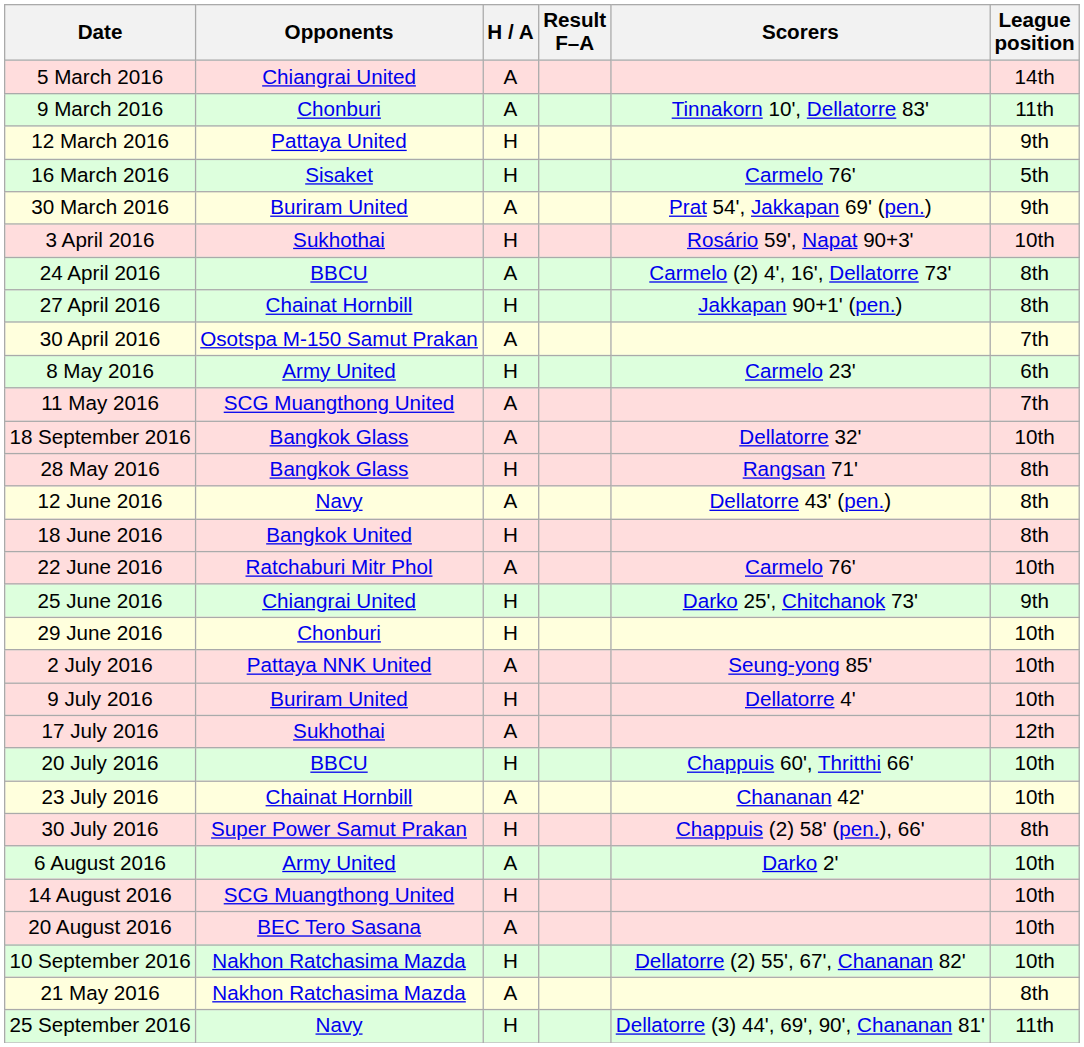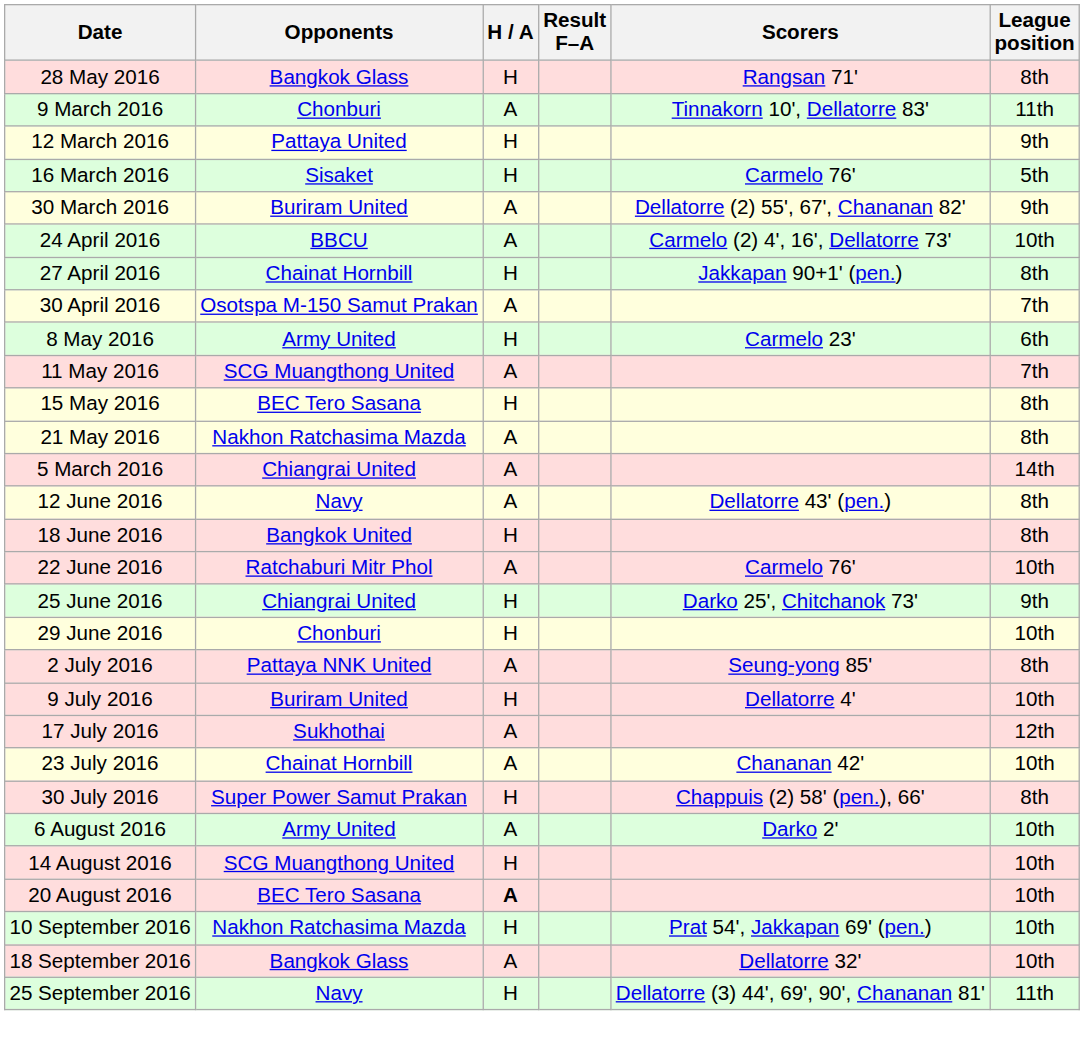rows swapped: (100, 76) <-> (100, 469)
(800, 207) Prat 54', Jakkapan 69' (pen.) -> (800, 207) Dellatorre (2) 55', 67', Chananan 82'
- row: (100, 240)
(1035, 273) 8th -> (1035, 240) 10th
+ row: (100, 404)
rows swapped: (100, 993) <-> (100, 436)
(1035, 666) 10th -> (1035, 666) 8th
- row: (100, 764)
(510, 927) normal -> (510, 895) bold
(800, 960) Dellatorre (2) 55', 67', Chananan 82' -> (800, 927) Prat 54', Jakkapan 69' (pen.)
